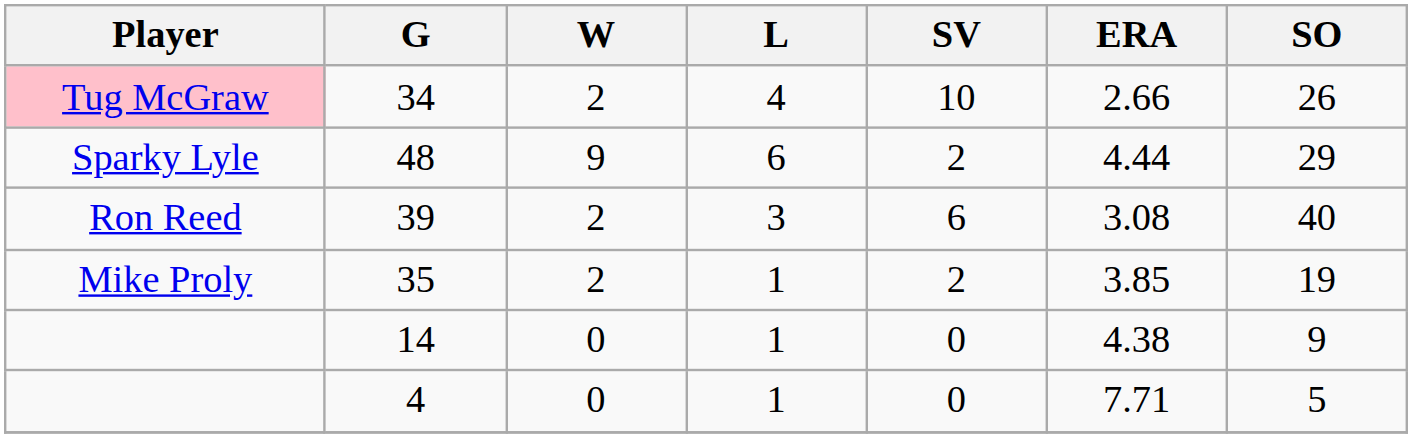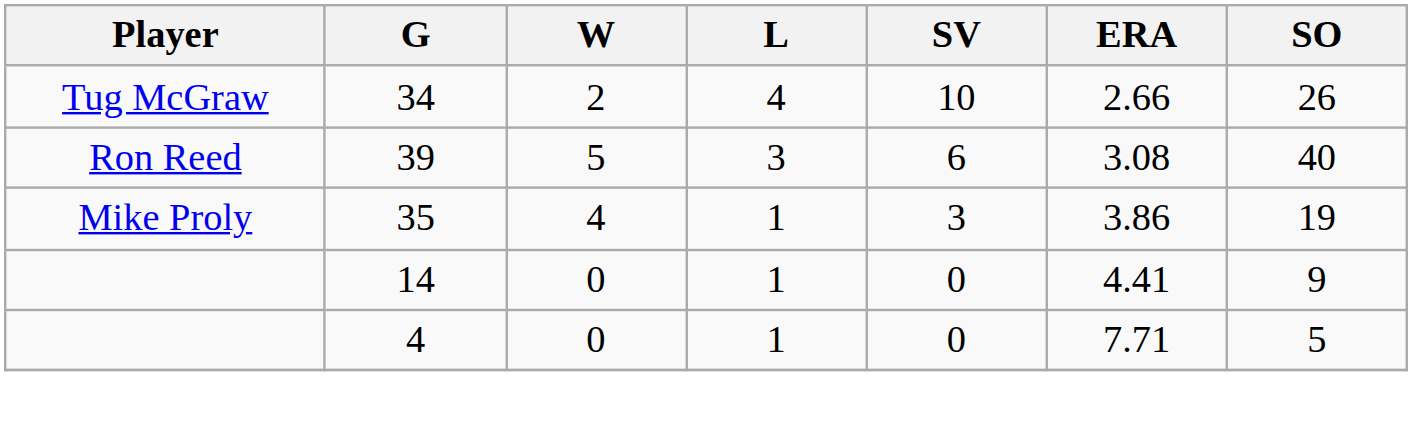(165, 95) pink background -> (165, 95) no background
- row: (416, 156)
(596, 217) 2 -> (596, 156) 5
(596, 278) 2 -> (596, 217) 4
(956, 278) 2 -> (956, 217) 3
(1137, 278) 3.85 -> (1137, 217) 3.86
(1137, 339) 4.38 -> (1137, 278) 4.41
